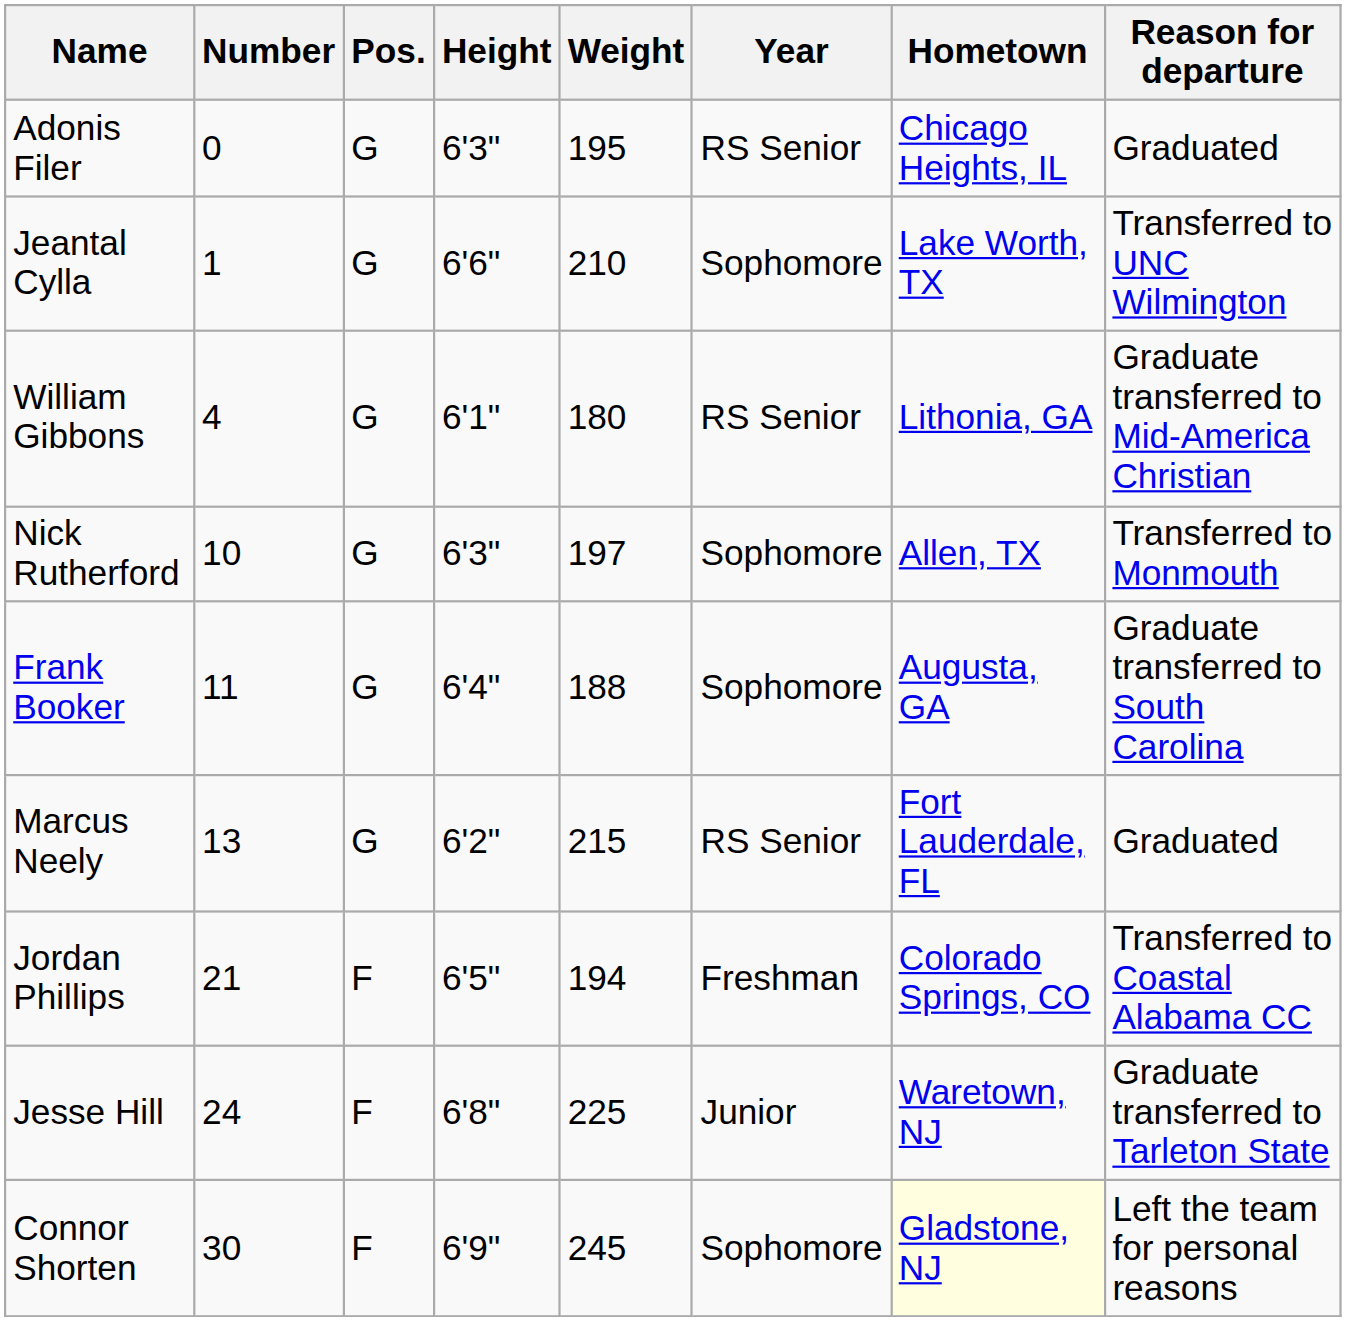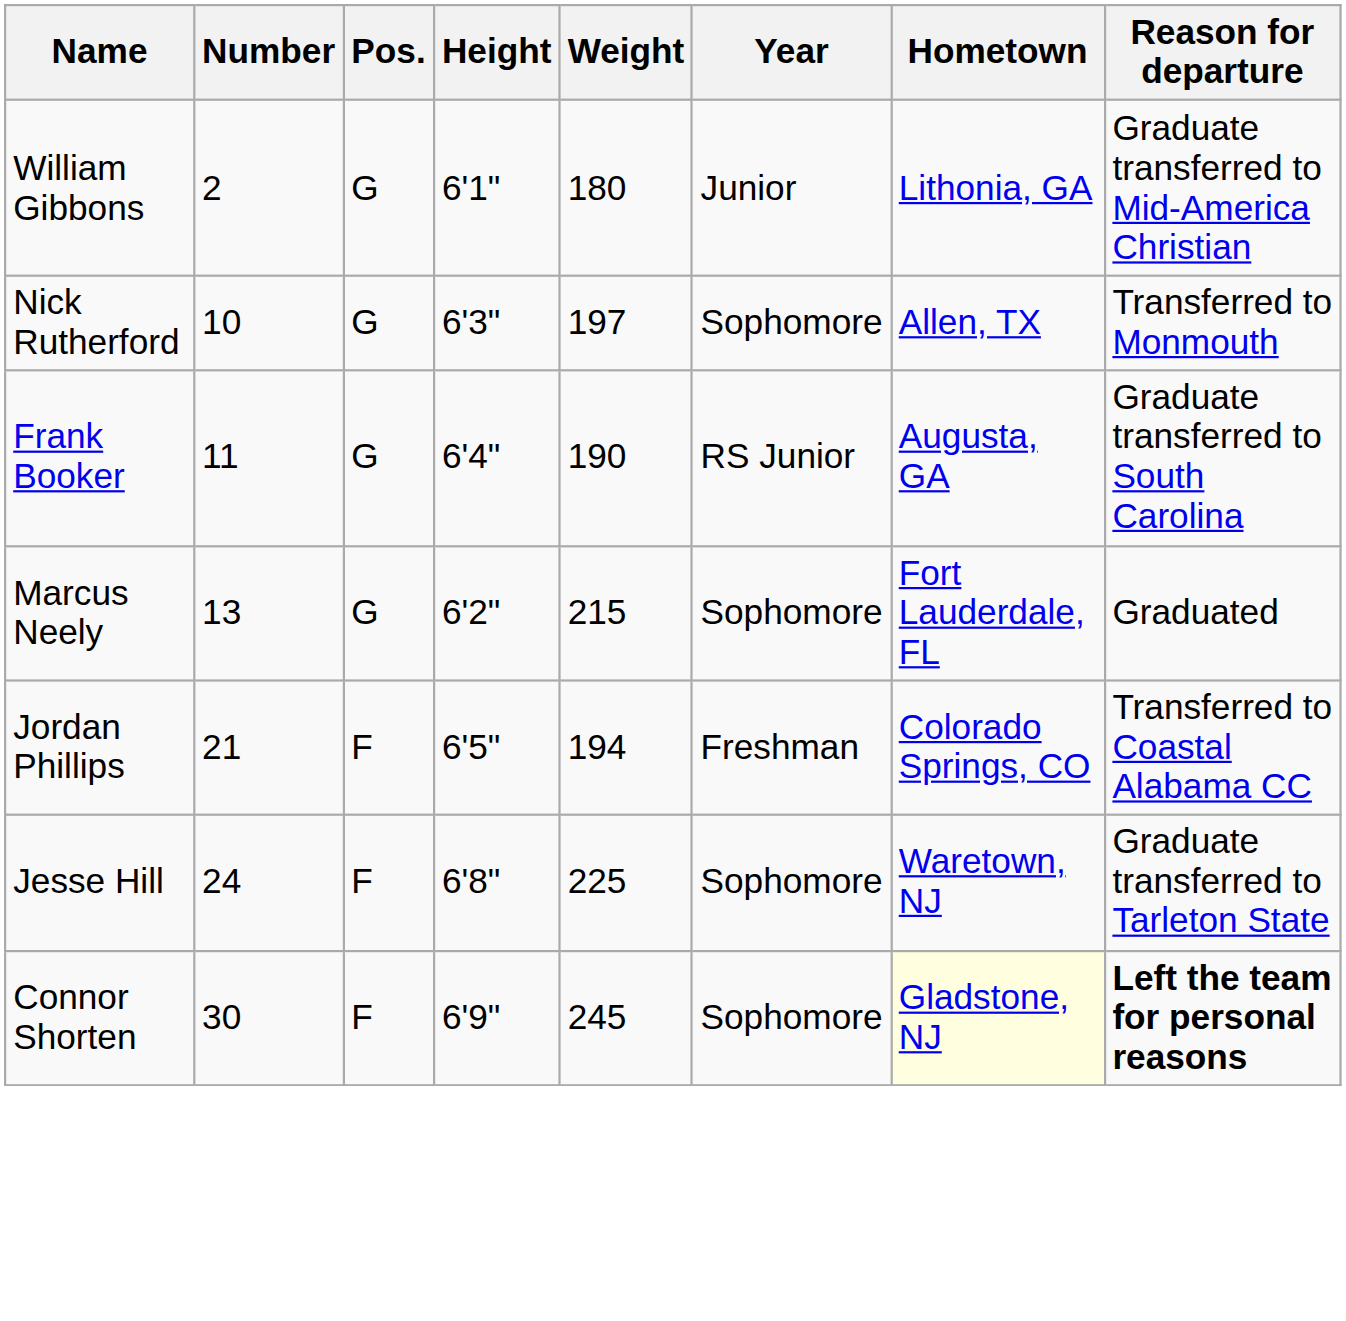- row: (67, 147)
- row: (70, 262)
(212, 417) 4 -> (212, 187) 2
(781, 417) RS Senior -> (748, 187) Junior
(597, 687) 188 -> (597, 457) 190
(792, 687) Sophomore -> (778, 457) RS Junior
(781, 842) RS Senior -> (792, 612) Sophomore
(748, 1112) Junior -> (792, 882) Sophomore
(1215, 1247) normal -> (1222, 1017) bold
